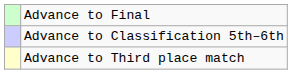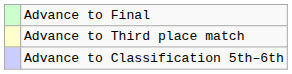rows swapped: (134, 58) <-> (154, 37)
